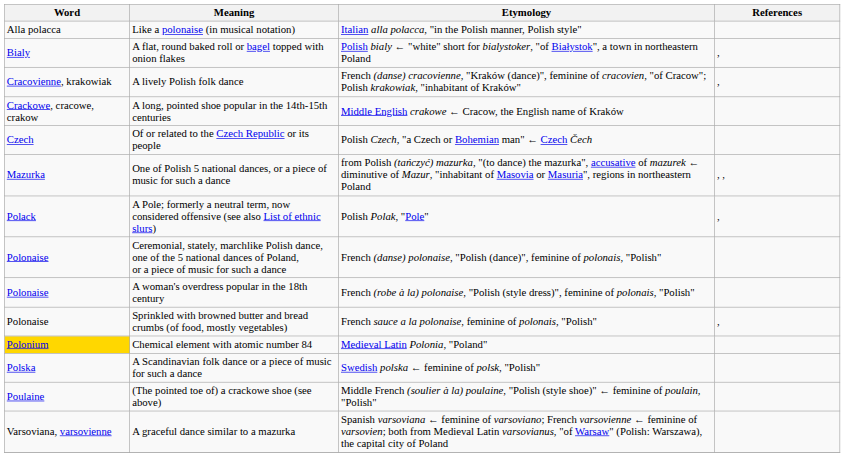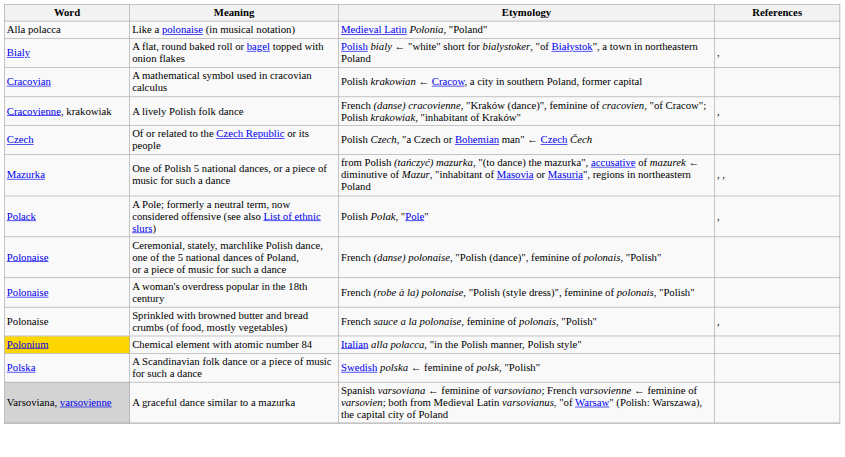(461, 30) Italian alla polacca, "in the Polish manner, Polish style" -> (414, 30) Medieval Latin Polonia, "Poland"
+ row: (222, 82)
- row: (230, 111)
(414, 344) Medieval Latin Polonia, "Poland" -> (461, 344) Italian alla polacca, "in the Polish manner, Polish style"
- row: (222, 396)
(59, 431) no background -> (59, 402) lightgrey background
